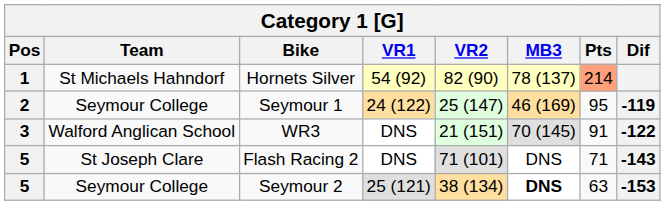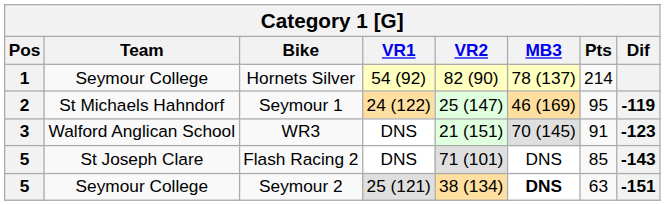(142, 77) St Michaels Hahndorf -> (142, 77) Seymour College
(598, 77) lightsalmon background -> (598, 77) no background
(142, 105) Seymour College -> (142, 105) St Michaels Hahndorf
(638, 132) -122 -> (638, 132) -123
(598, 159) 71 -> (598, 159) 85
(638, 186) -153 -> (638, 186) -151
